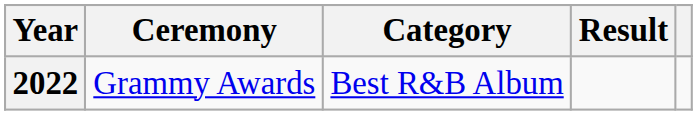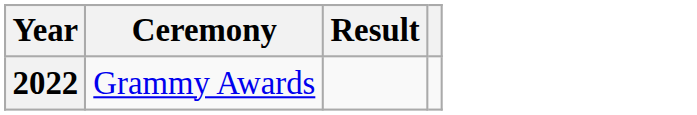- column: (447, 30)
